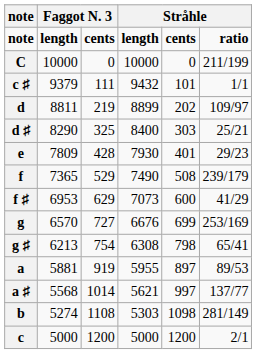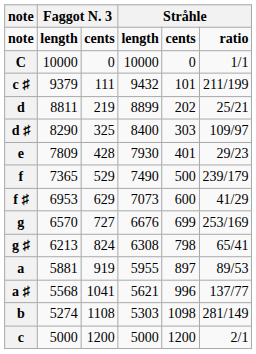(226, 61) 211/199 -> (239, 61) 1/1
(239, 84) 1/1 -> (226, 84) 211/199
(229, 107) 109/97 -> (232, 107) 25/21
(232, 130) 25/21 -> (229, 130) 109/97
(185, 176) 508 -> (185, 176) 500
(104, 245) 754 -> (104, 245) 824
(101, 291) 1014 -> (101, 291) 1041
(185, 291) 997 -> (185, 291) 996
